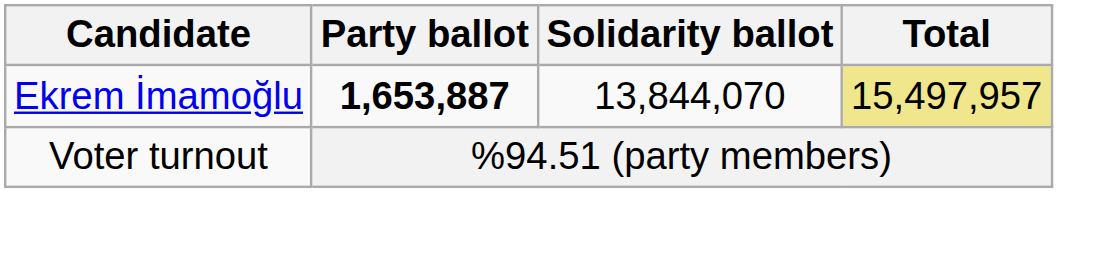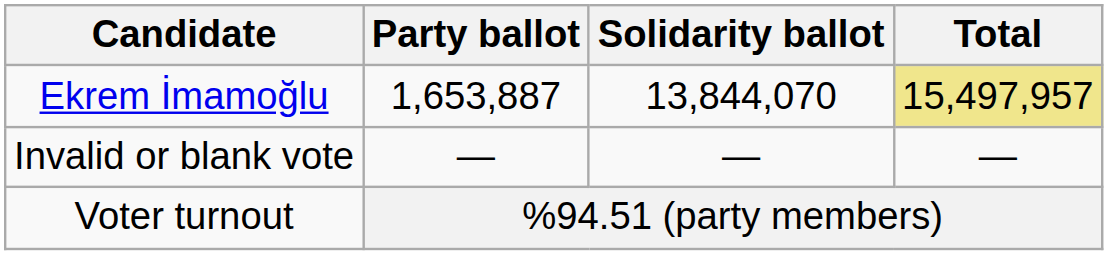(425, 95) bold -> (476, 95) normal
+ row: (184, 156)
